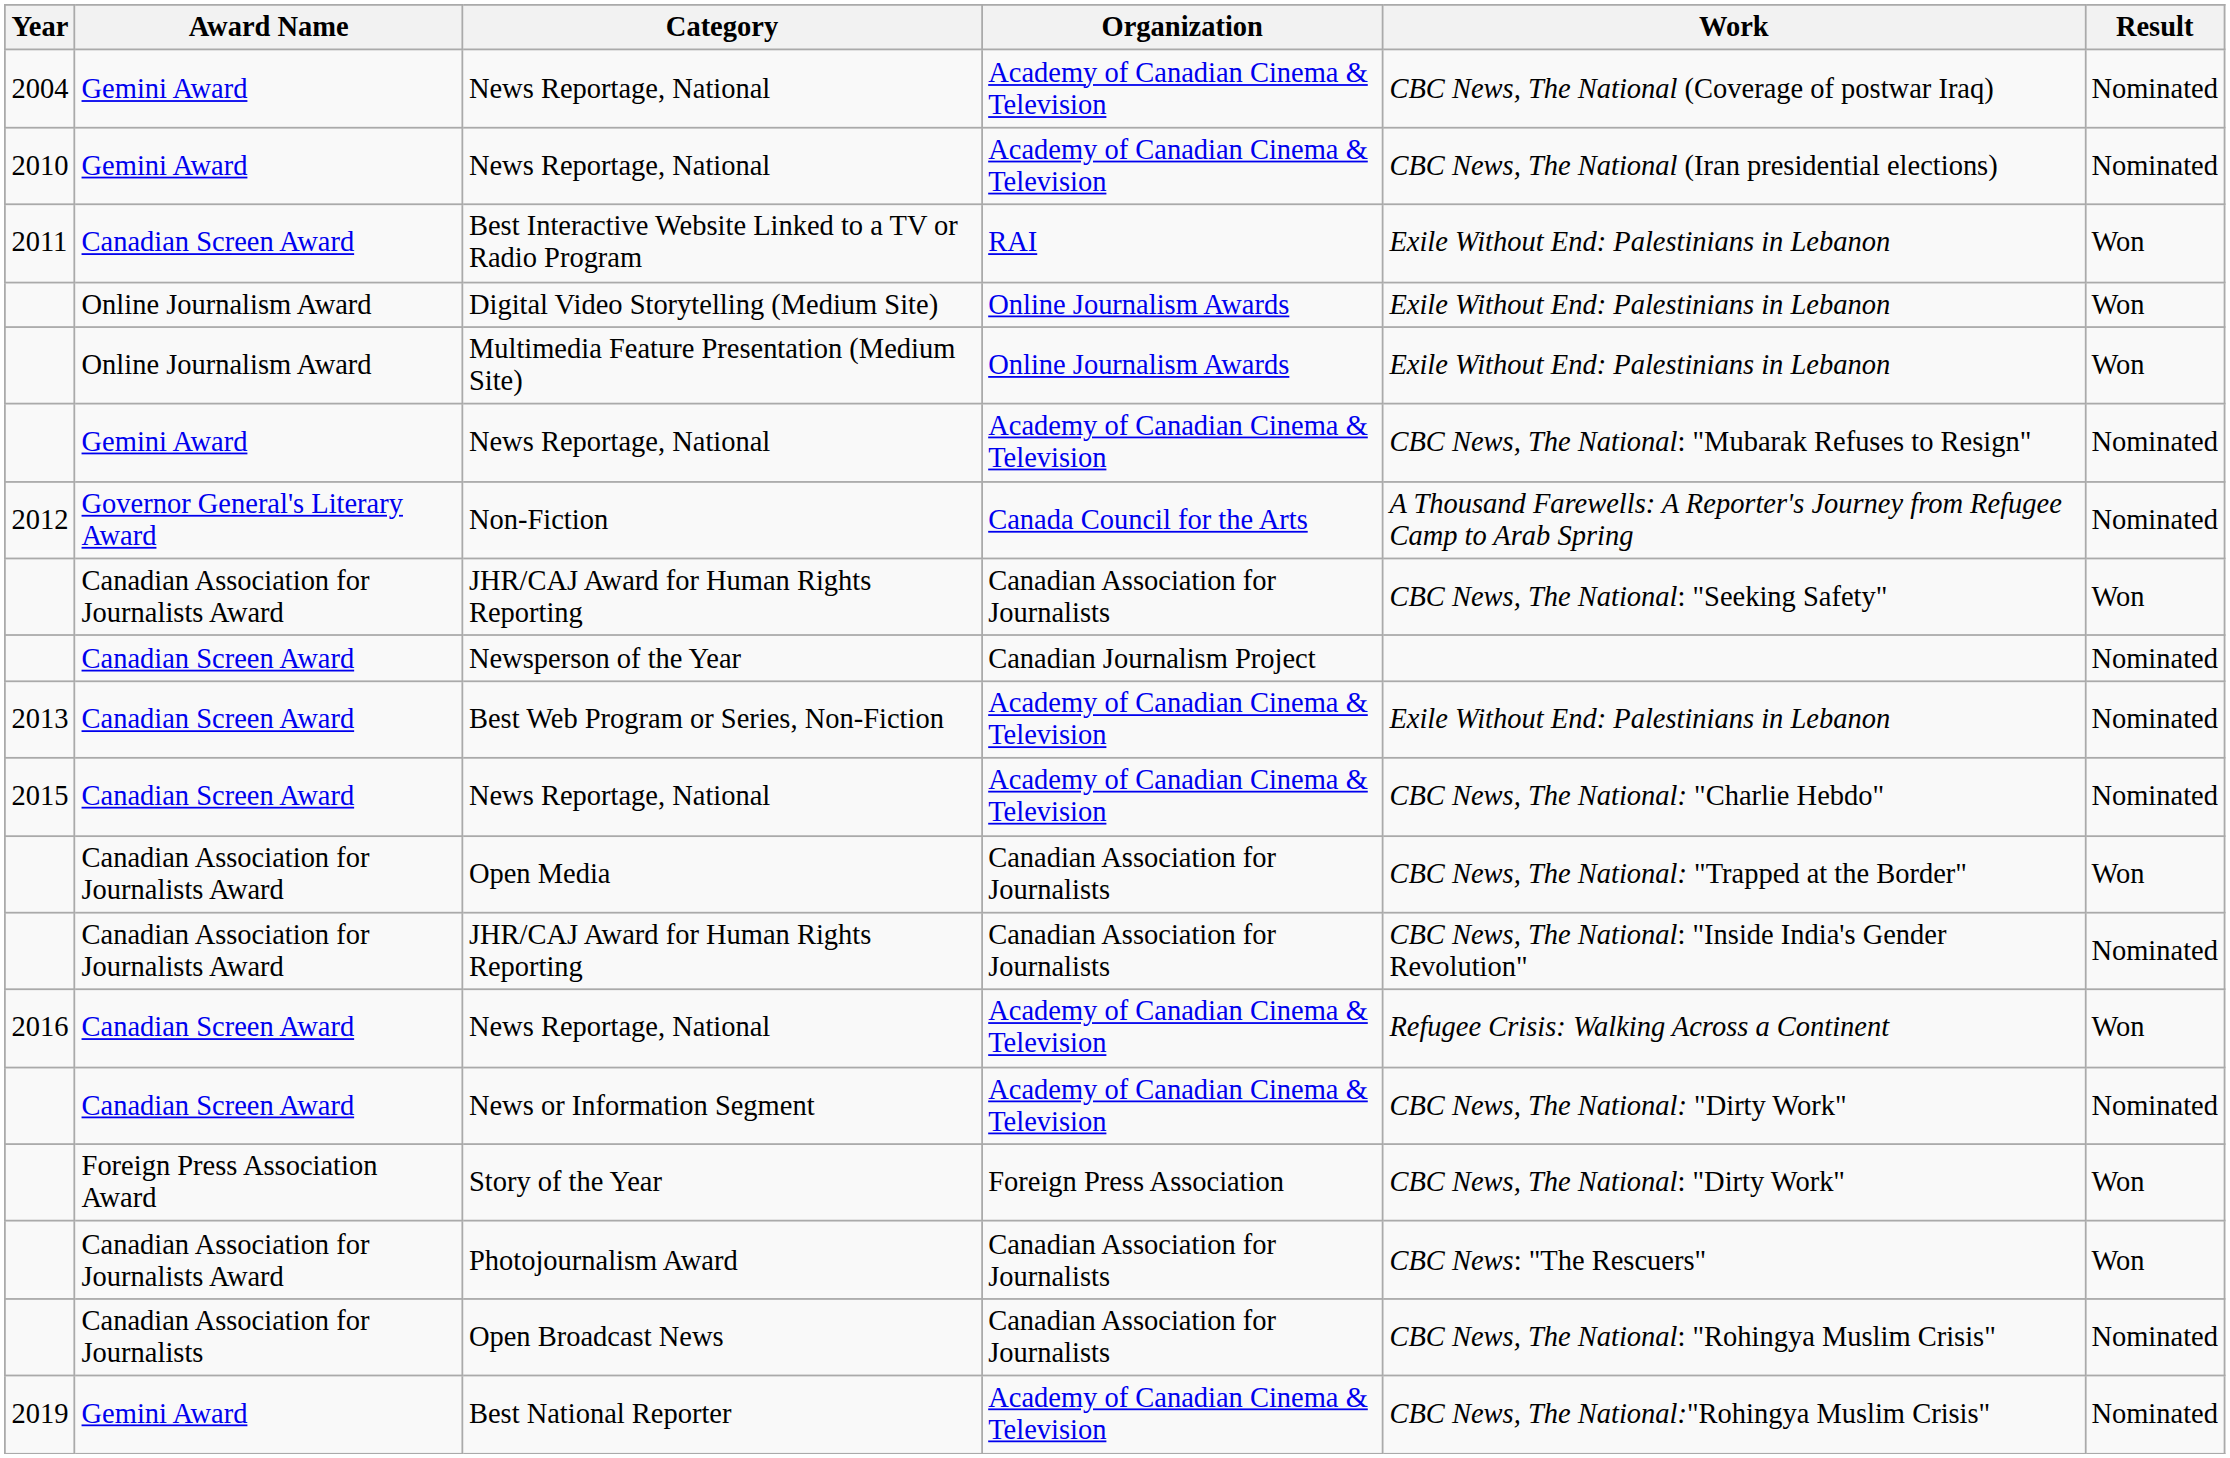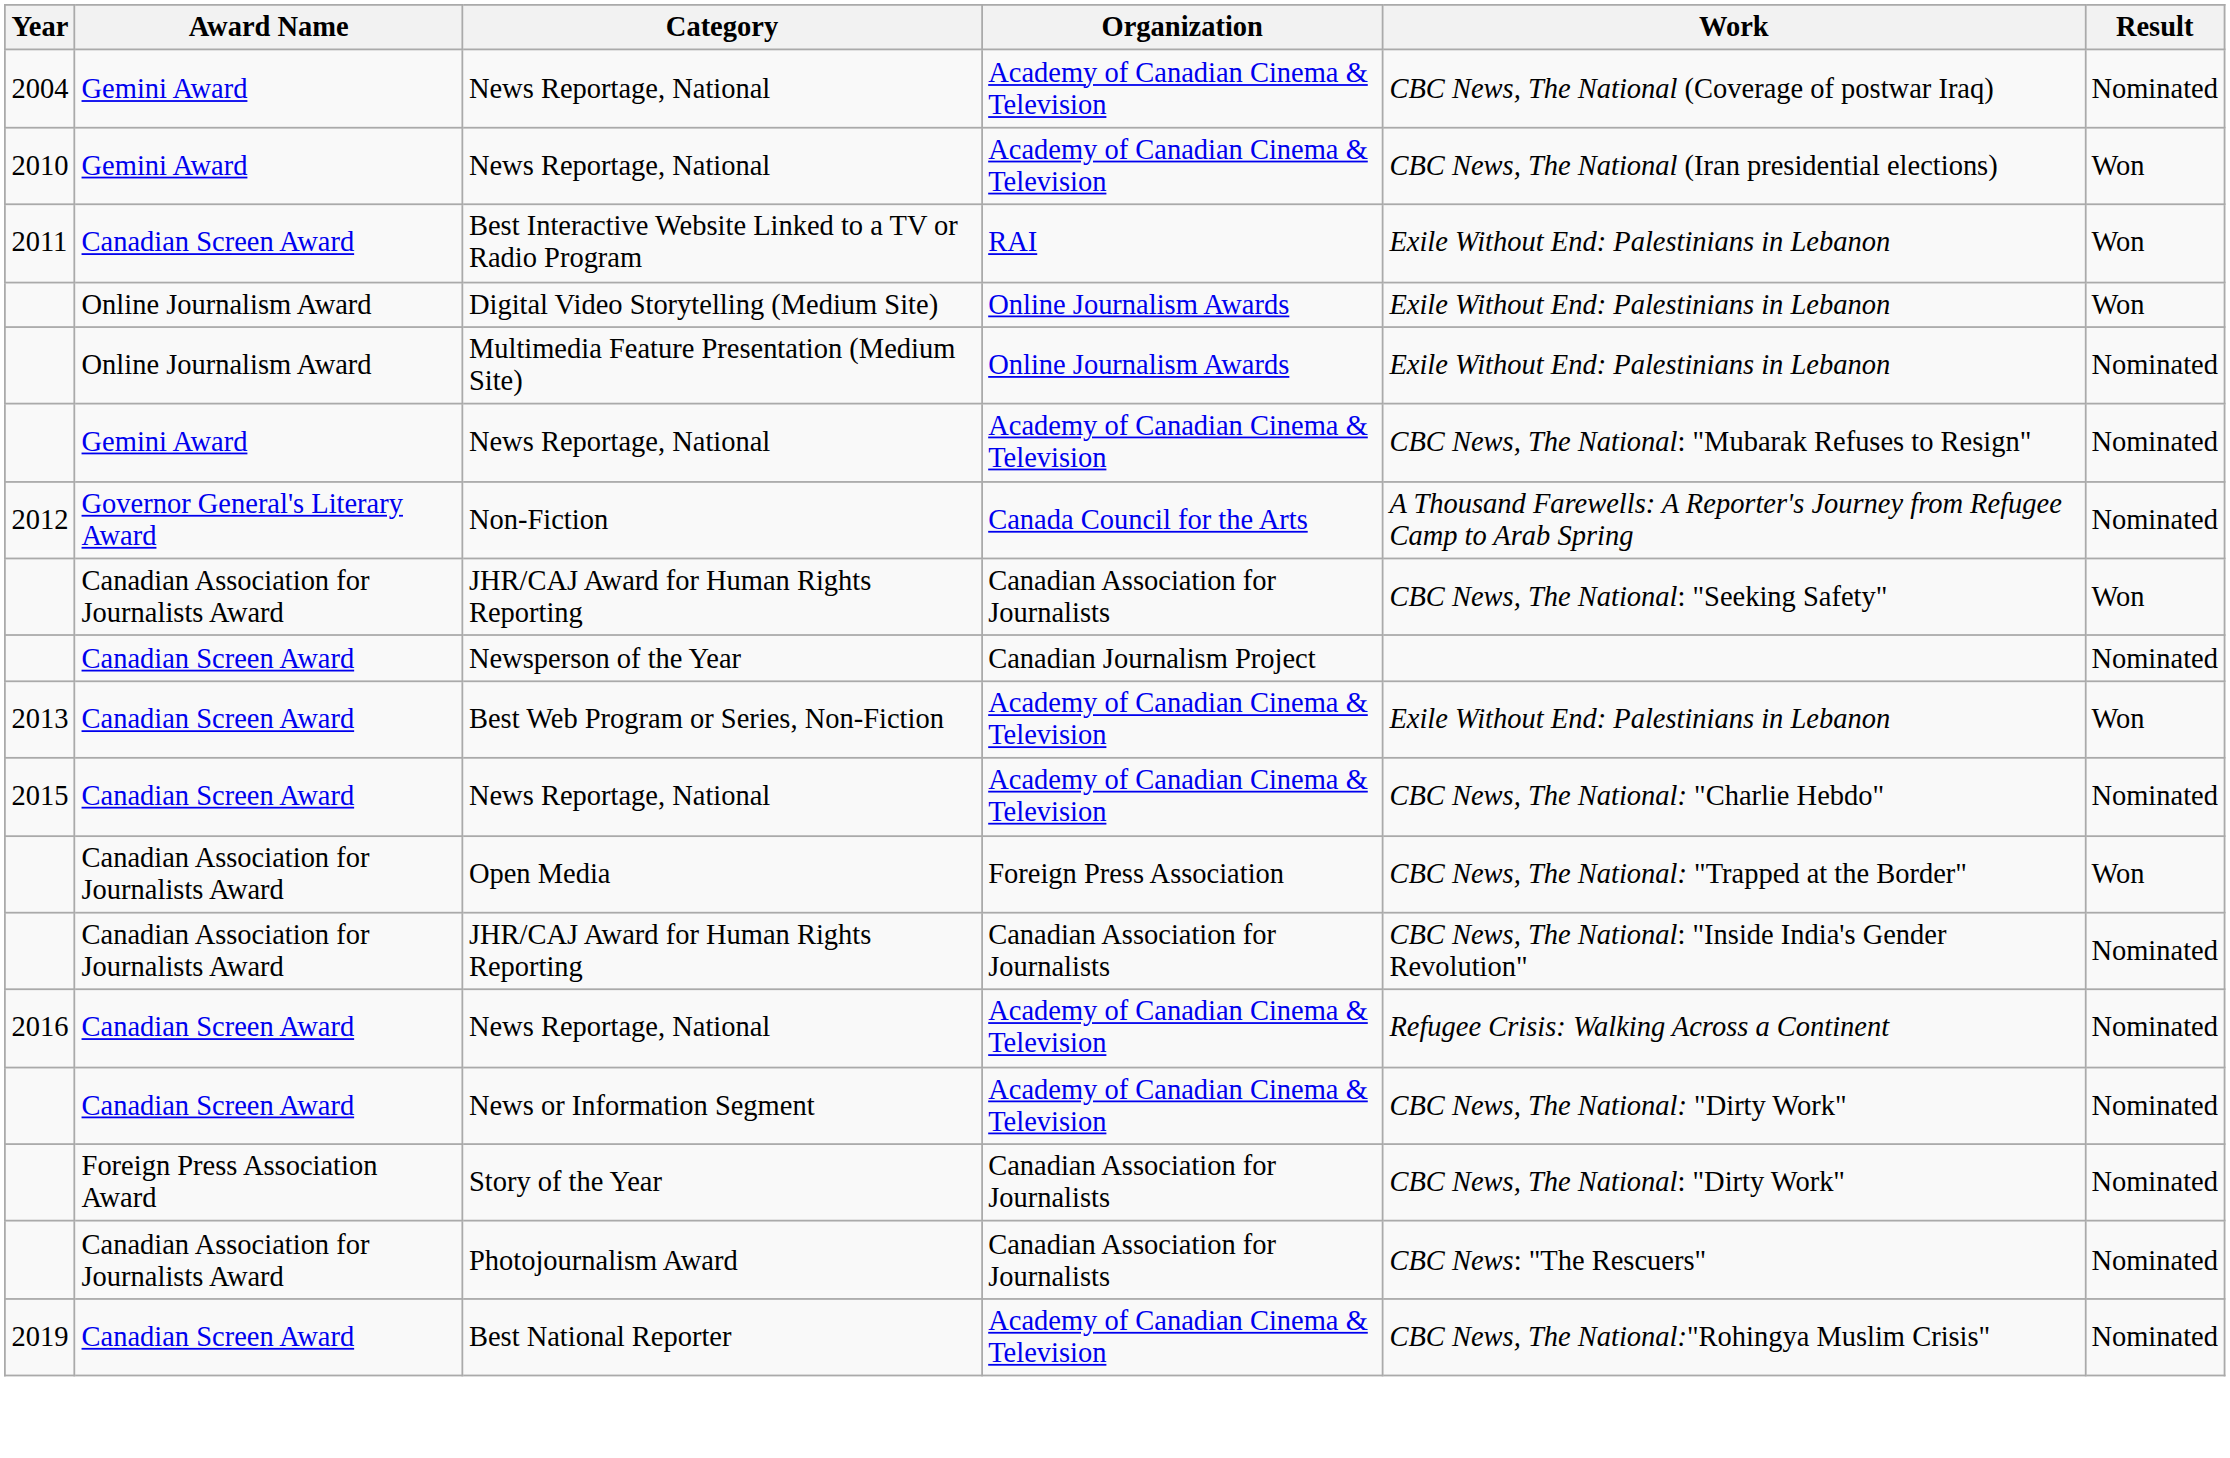(2155, 165) Nominated -> (2118, 165) Won
(2118, 365) Won -> (2155, 365) Nominated
(2155, 719) Nominated -> (2118, 719) Won
(1132, 873) Canadian Association for Journalists -> (1136, 873) Foreign Press Association
(2118, 1027) Won -> (2155, 1027) Nominated
(1136, 1182) Foreign Press Association -> (1132, 1182) Canadian Association for Journalists
(2118, 1182) Won -> (2155, 1182) Nominated
(2118, 1259) Won -> (2155, 1259) Nominated
- row: (40, 1337)
(164, 1413) Gemini Award -> (218, 1336) Canadian Screen Award
